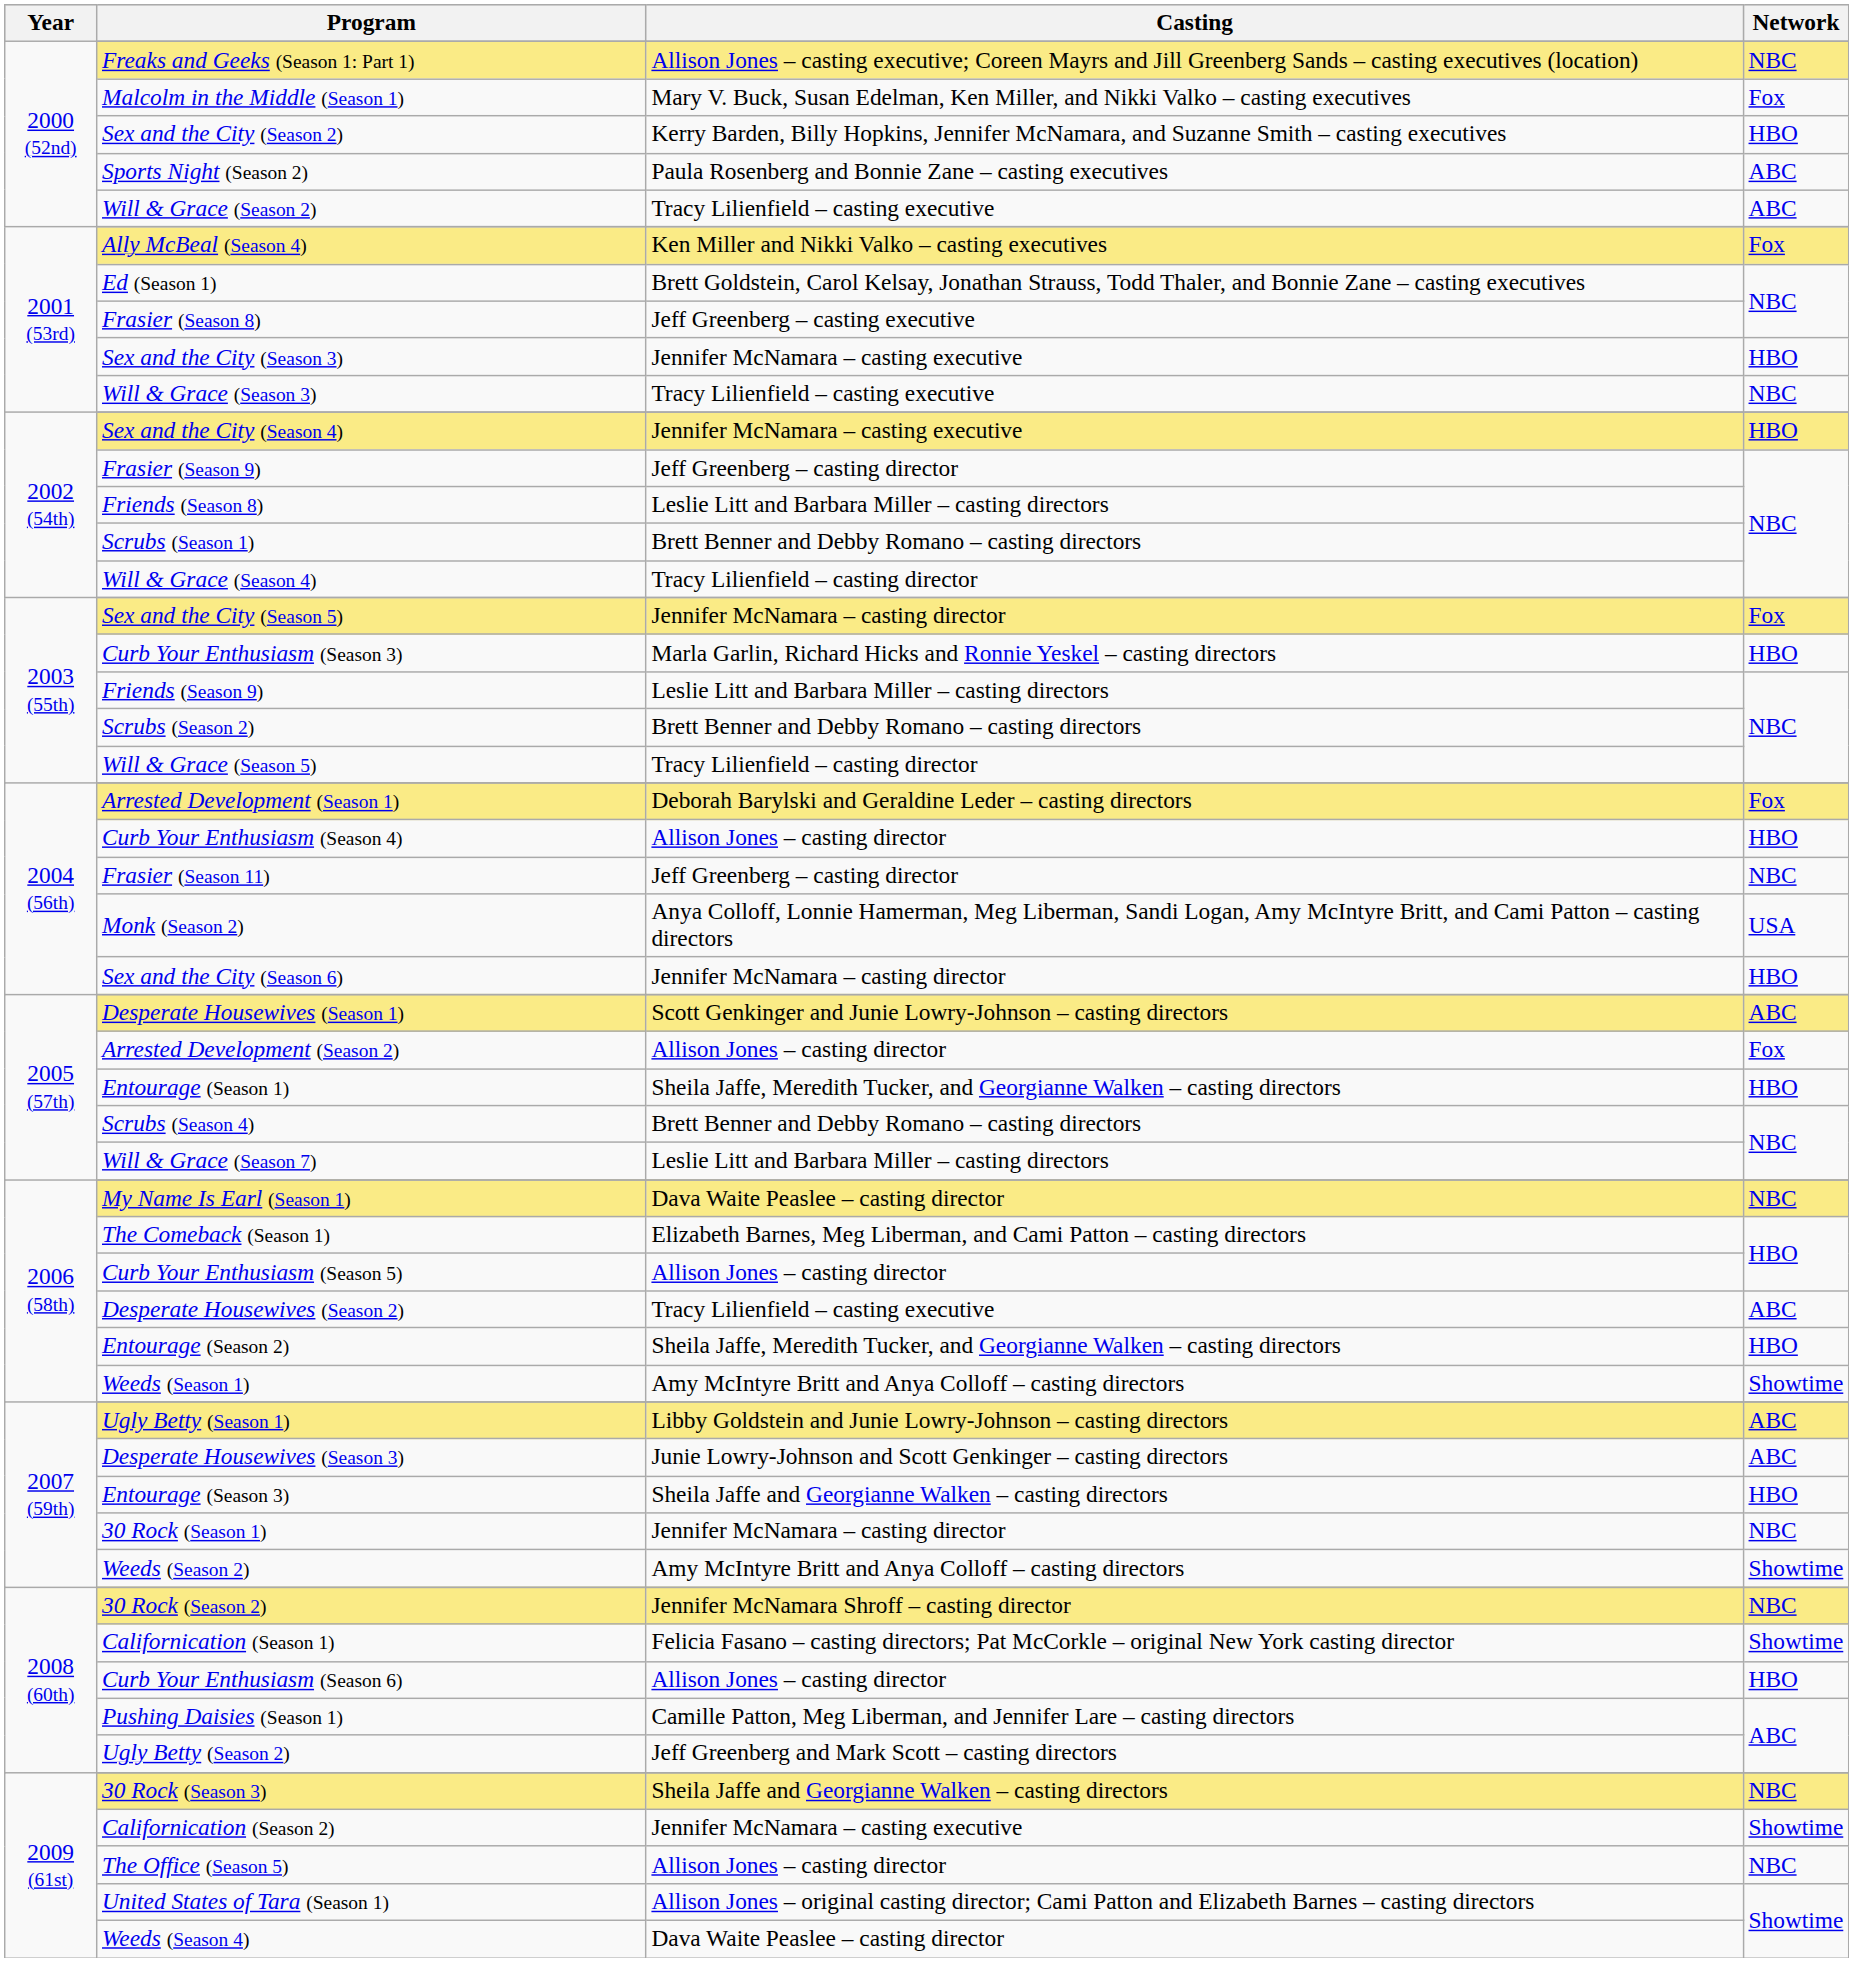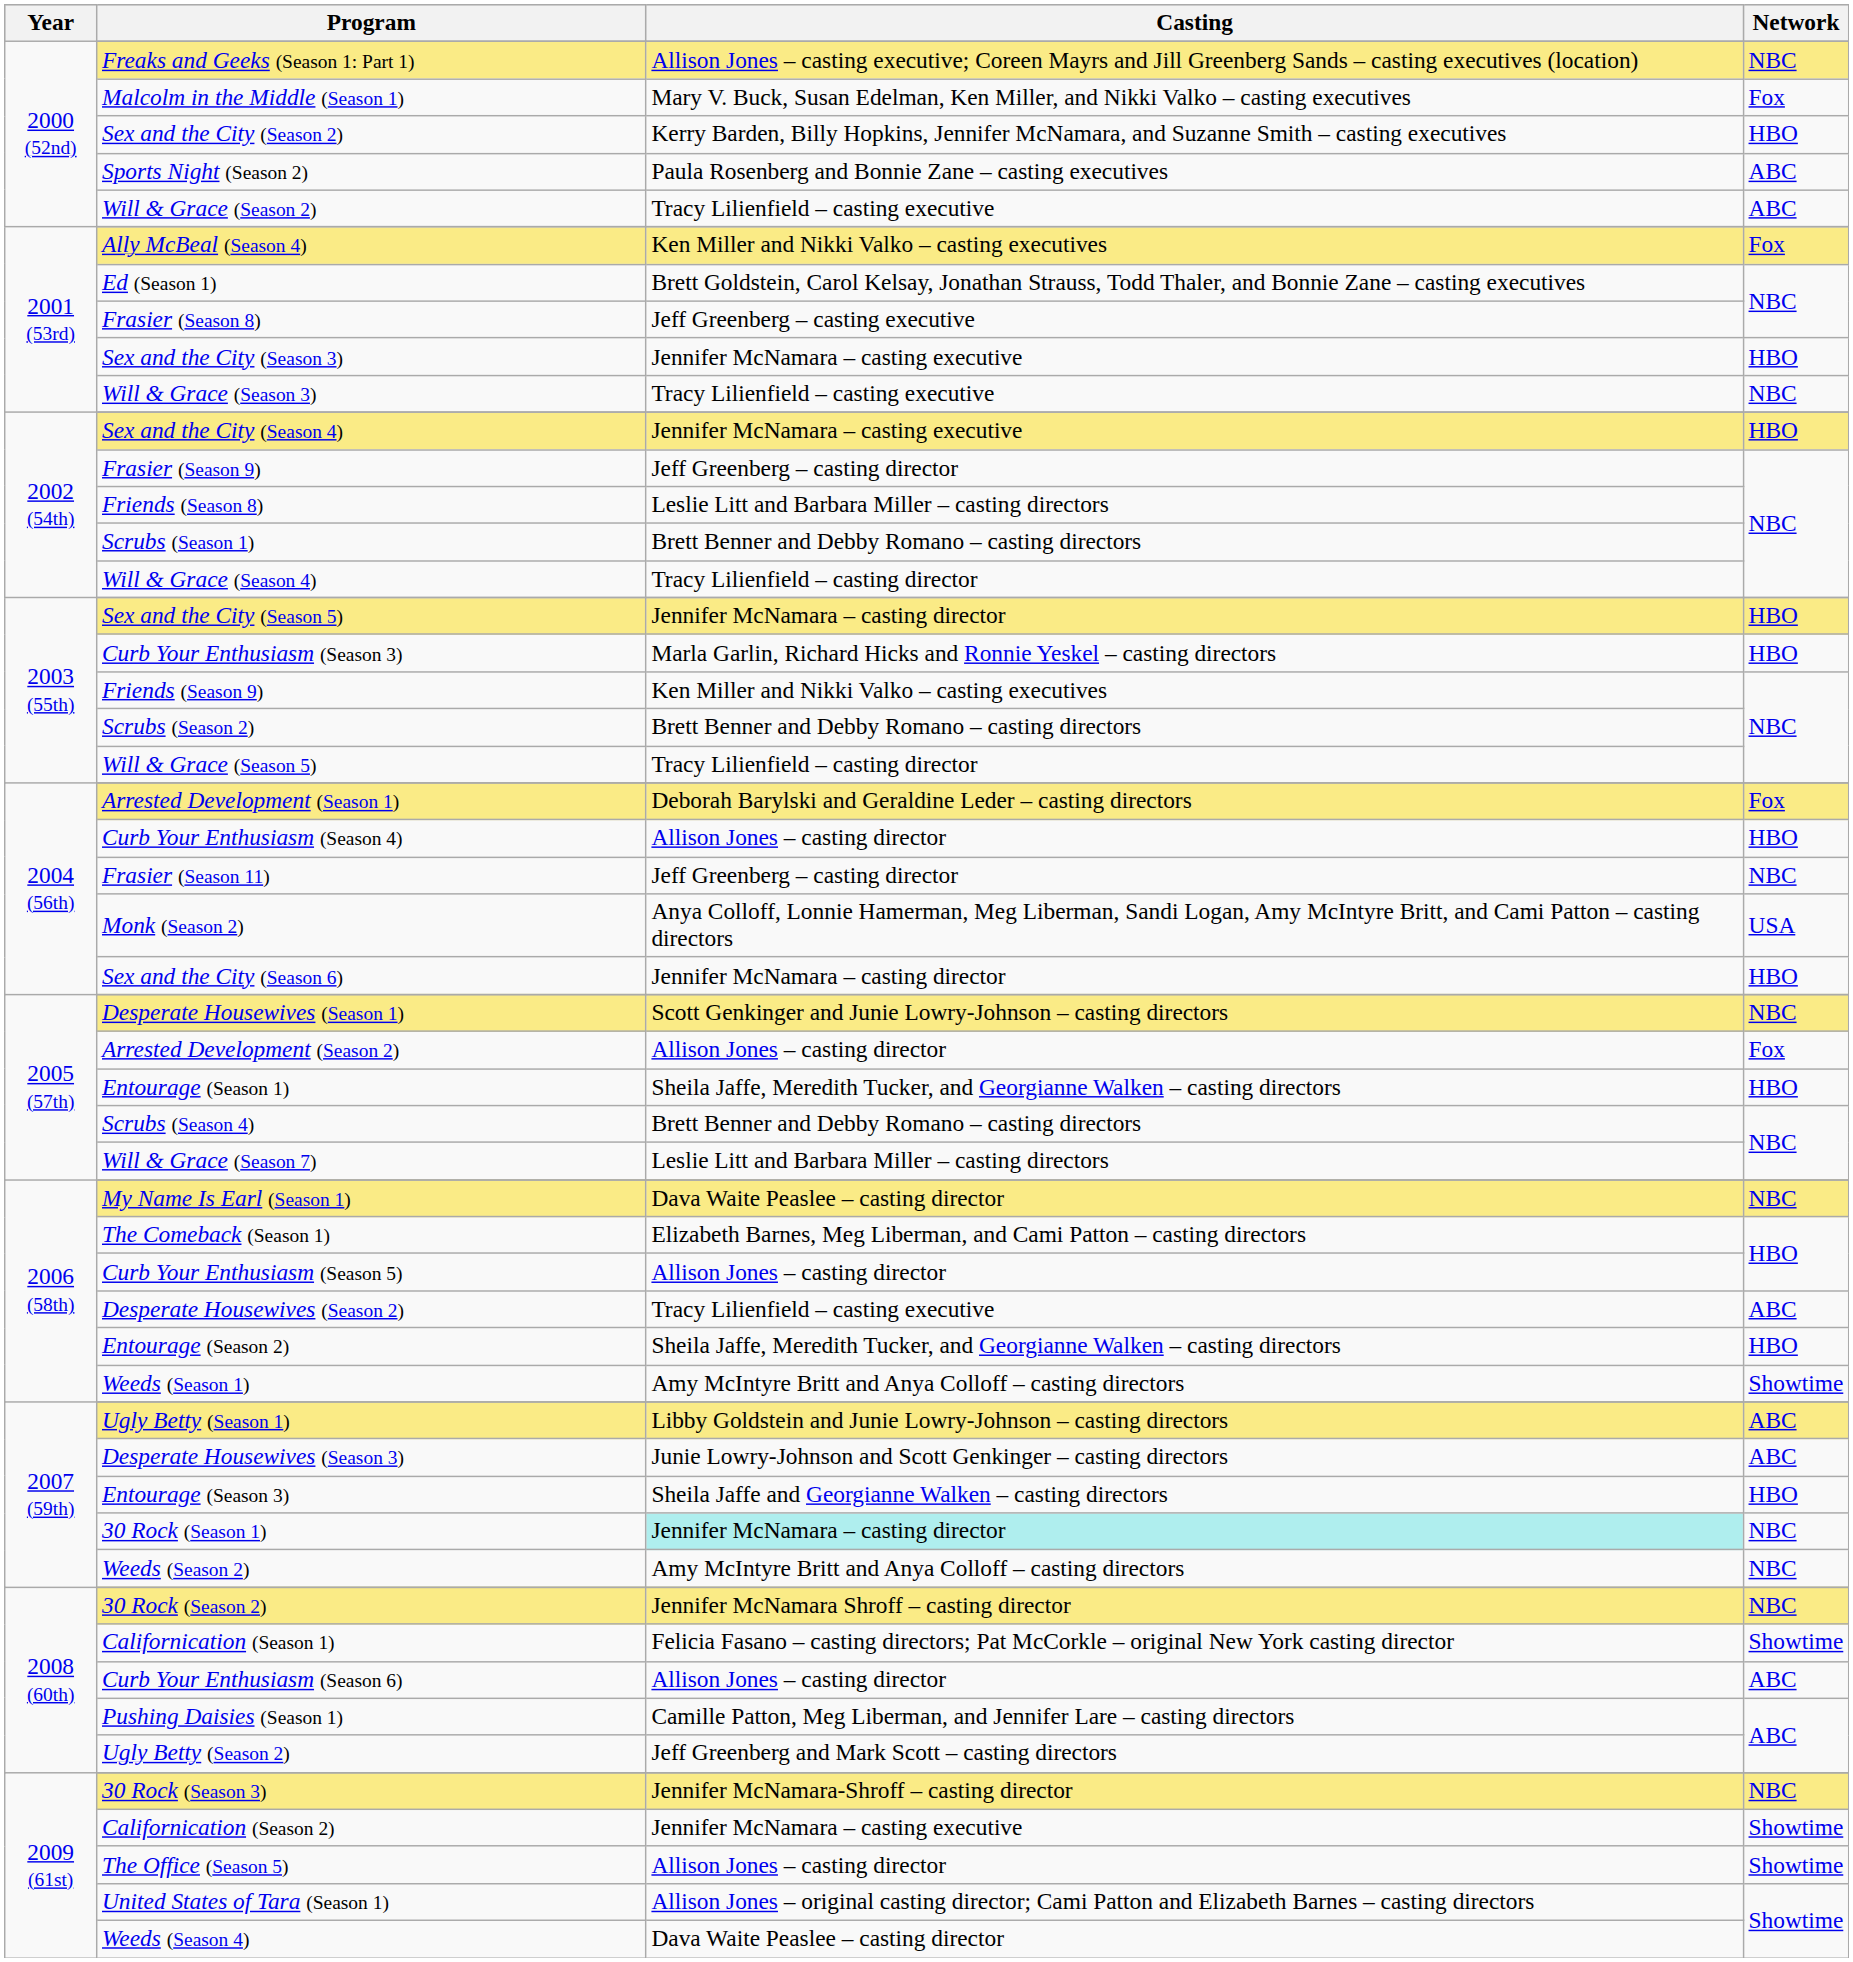(1767, 615) Fox -> (1773, 615) HBO
(880, 689) Leslie Litt and Barbara Miller – casting directors -> (879, 689) Ken Miller and Nikki Valko – casting executives
(1773, 1012) ABC -> (1773, 1012) NBC
(828, 1531) no background -> (828, 1531) paleturquoise background
(1796, 1568) Showtime -> (1773, 1568) NBC
(1773, 1679) HBO -> (1773, 1679) ABC
(910, 1790) Sheila Jaffe and Georgianne Walken – casting directors -> (862, 1790) Jennifer McNamara-Shroff – casting director
(1773, 1864) NBC -> (1796, 1864) Showtime
